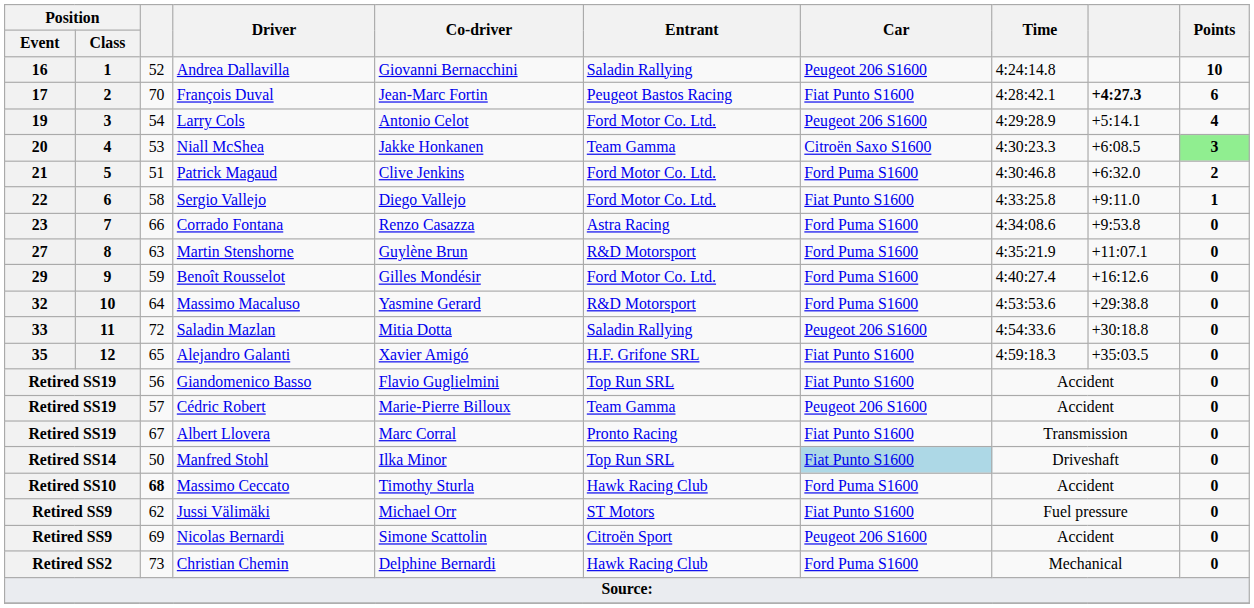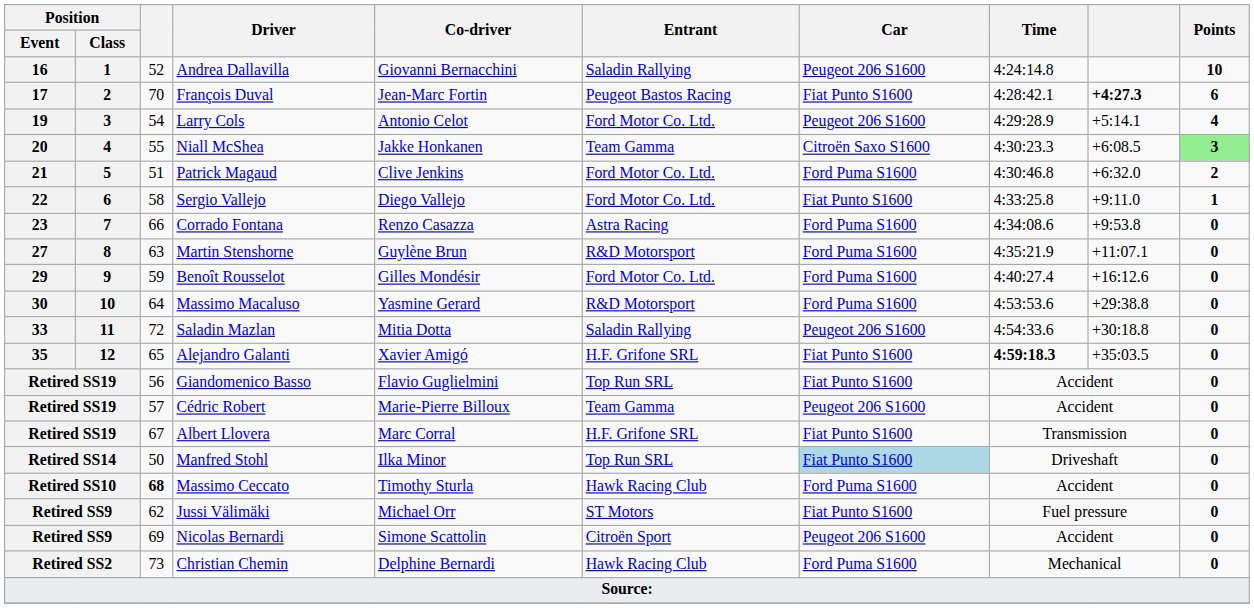(157, 147) 53 -> (156, 147) 55
(40, 303) 32 -> (40, 303) 30
(1026, 355) normal -> (1025, 355) bold
(632, 433) Pronto Racing -> (642, 433) H.F. Grifone SRL
